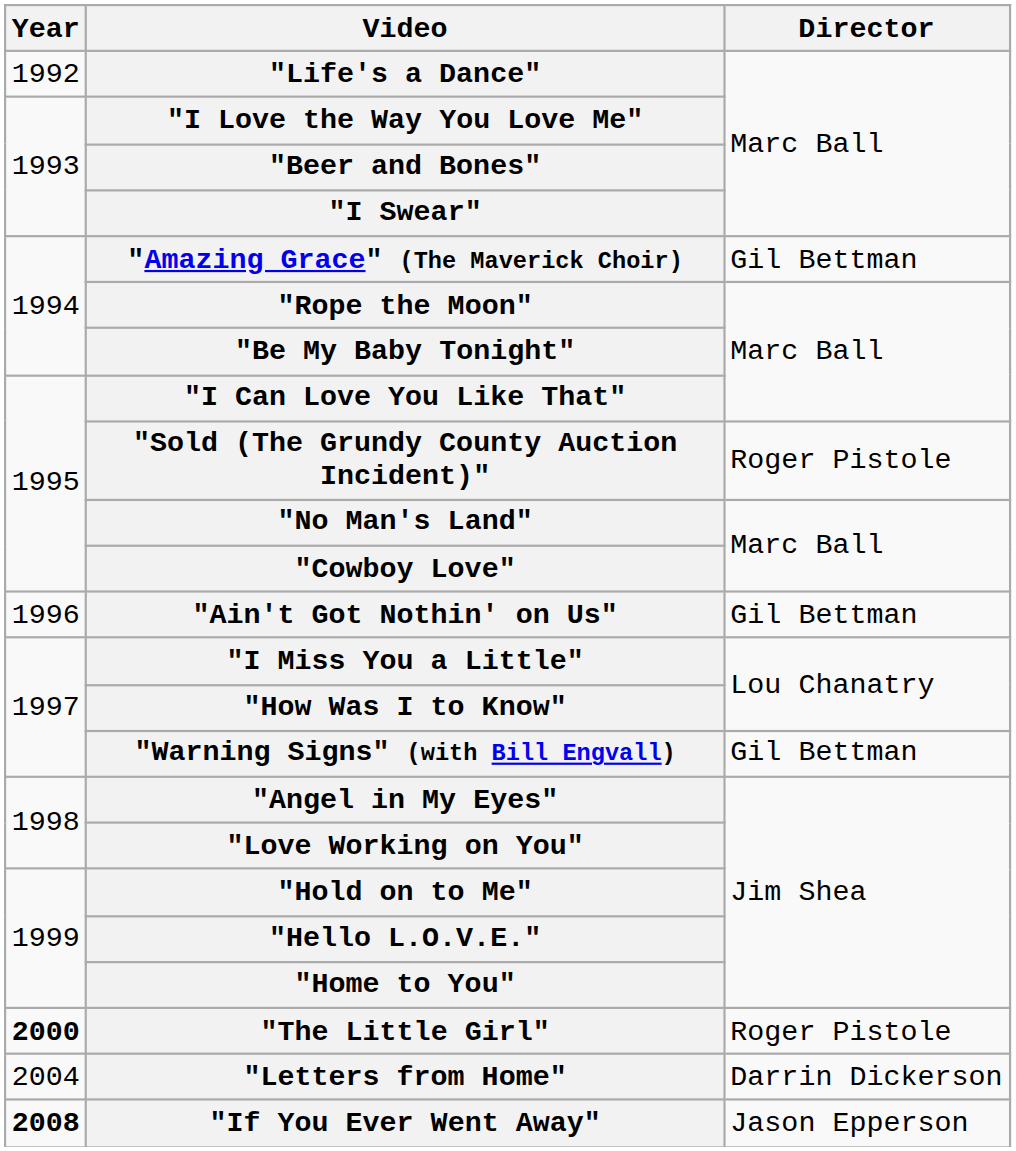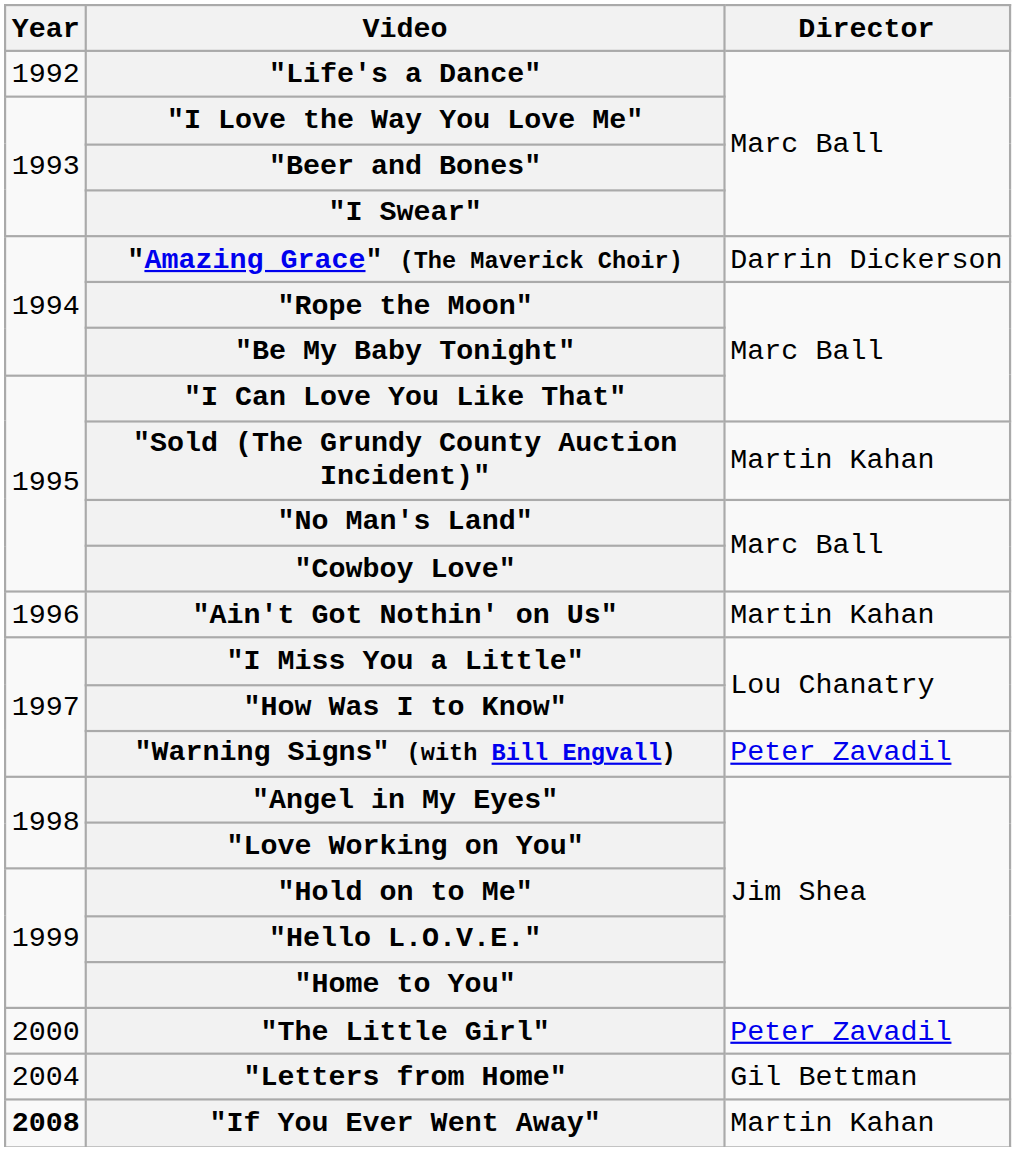(824, 259) Gil Bettman -> (866, 259) Darrin Dickerson
(841, 460) Roger Pistole -> (832, 460) Martin Kahan
(824, 615) Gil Bettman -> (832, 615) Martin Kahan
(824, 754) Gil Bettman -> (841, 754) Peter Zavadil
(46, 1031) bold -> (46, 1031) normal
(841, 1031) Roger Pistole -> (841, 1031) Peter Zavadil
(866, 1077) Darrin Dickerson -> (824, 1077) Gil Bettman
(849, 1123) Jason Epperson -> (832, 1123) Martin Kahan
